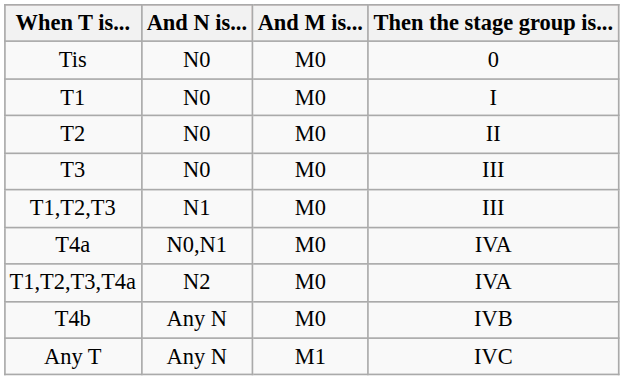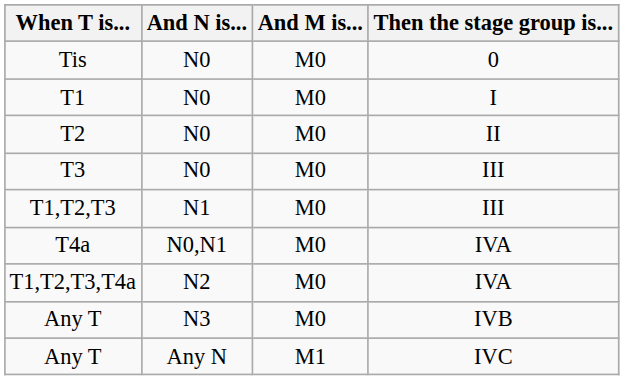+ row: (73, 318)
- row: (73, 318)
